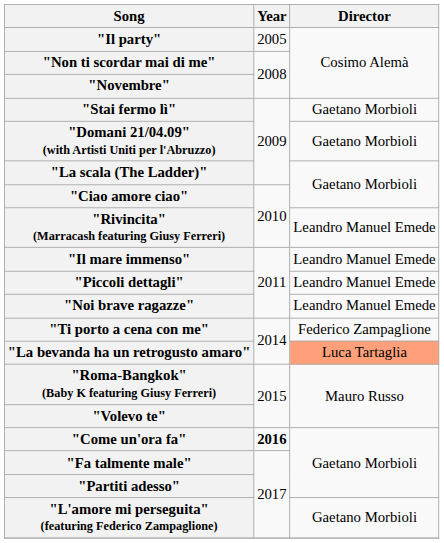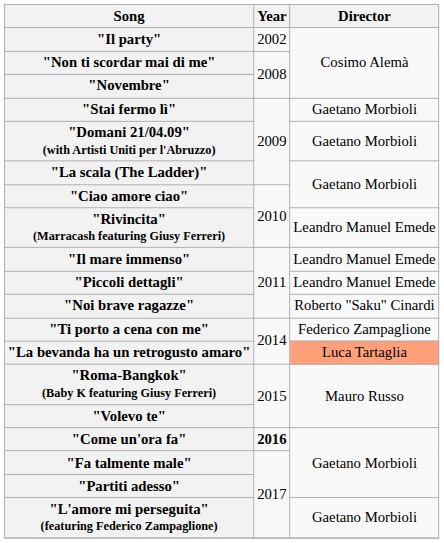(272, 39) 2005 -> (272, 39) 2002
(364, 306) Leandro Manuel Emede -> (364, 306) Roberto "Saku" Cinardi
